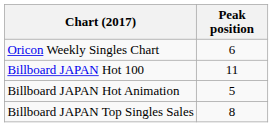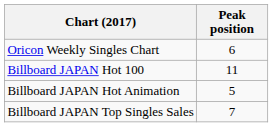(232, 111) 8 -> (232, 111) 7
